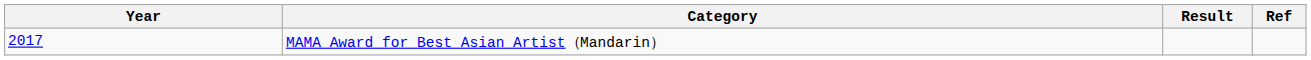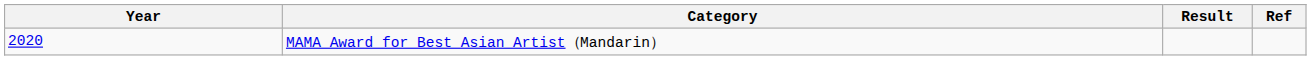(26, 42) 2017 -> (26, 42) 2020
